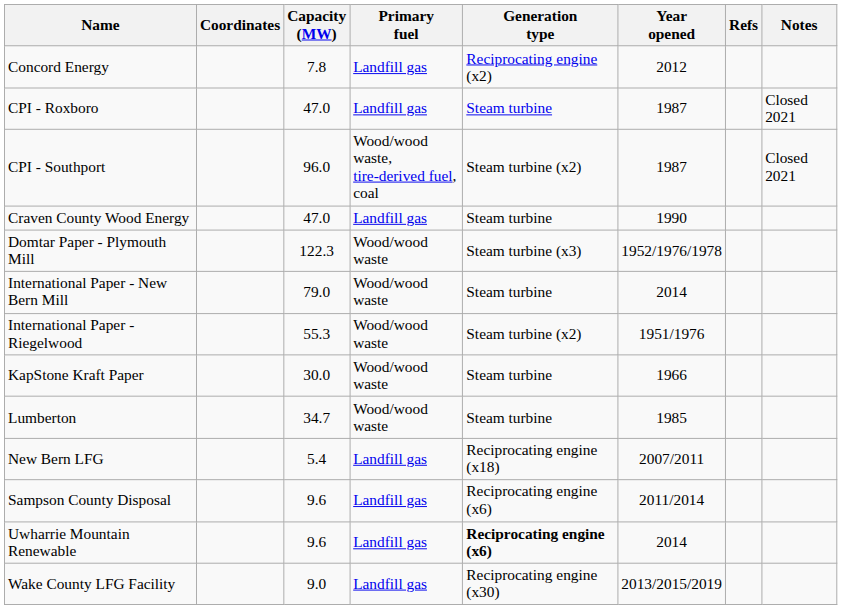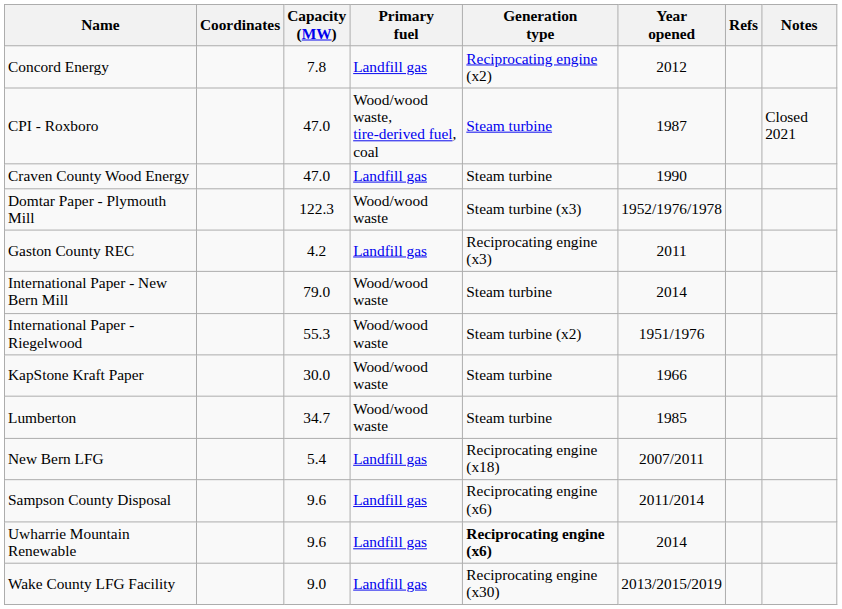(390, 108) Landfill gas -> (405, 125) Wood/wood waste, tire-derived fuel, coal
- row: (57, 167)
+ row: (71, 250)
